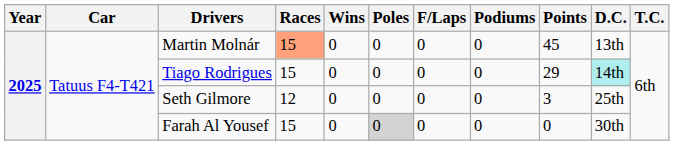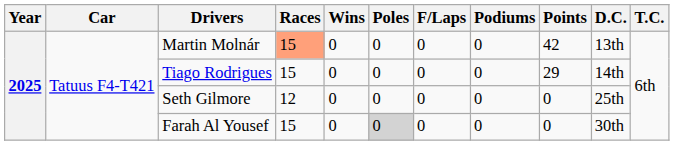(551, 44) 45 -> (551, 44) 42
(609, 71) paleturquoise background -> (609, 71) no background
(547, 99) 3 -> (547, 99) 0
